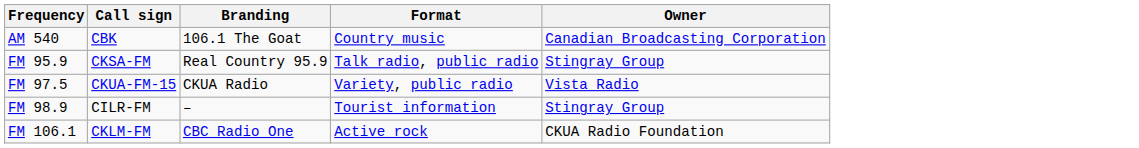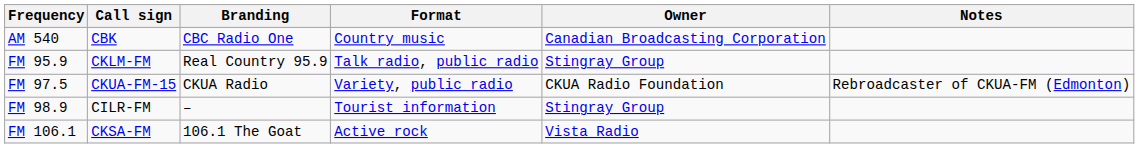+ column: (981, 16)
(243, 39) 106.1 The Goat -> (238, 39) CBC Radio One
(121, 62) CKSA-FM -> (121, 62) CKLM-FM
(592, 85) Vista Radio -> (634, 85) CKUA Radio Foundation
(121, 132) CKLM-FM -> (121, 132) CKSA-FM
(238, 132) CBC Radio One -> (243, 132) 106.1 The Goat
(634, 132) CKUA Radio Foundation -> (592, 132) Vista Radio
